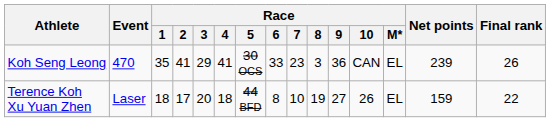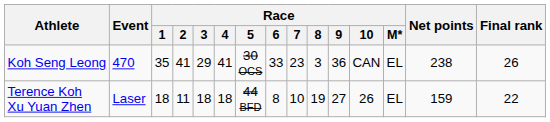(441, 63) 239 -> (441, 63) 238
(183, 99) 17 -> (183, 99) 11
(204, 99) 20 -> (204, 99) 18
